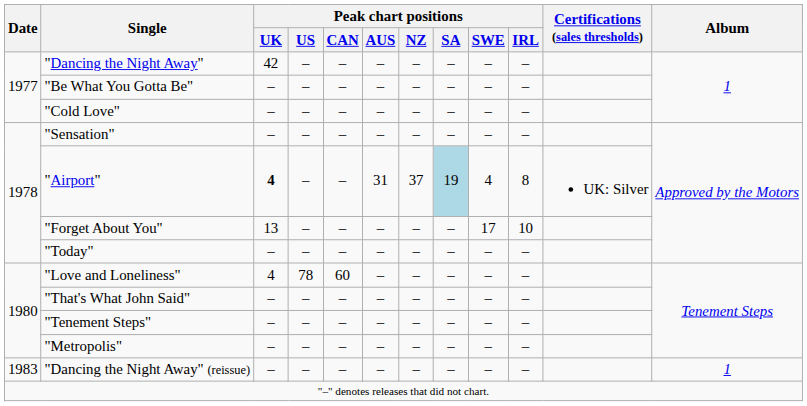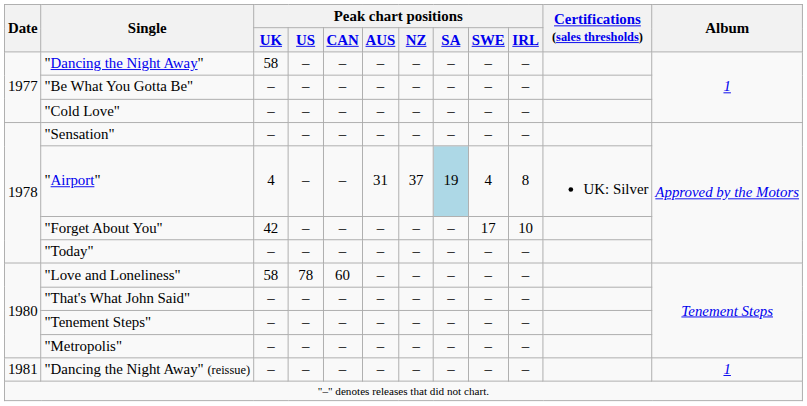(271, 63) 42 -> (271, 63) 58
(271, 181) bold -> (271, 181) normal
(271, 227) 13 -> (271, 227) 42
(271, 275) 4 -> (271, 275) 58
(23, 369) 1983 -> (23, 369) 1981
